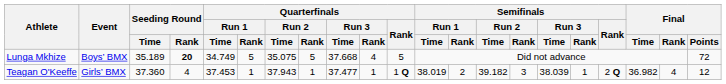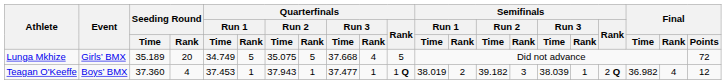(104, 57) Boys’ BMX -> (104, 57) Girls’ BMX
(187, 57) bold -> (187, 57) normal
(104, 72) Girls’ BMX -> (104, 72) Boys’ BMX
